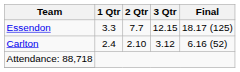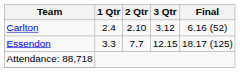rows swapped: (23, 43) <-> (29, 28)
